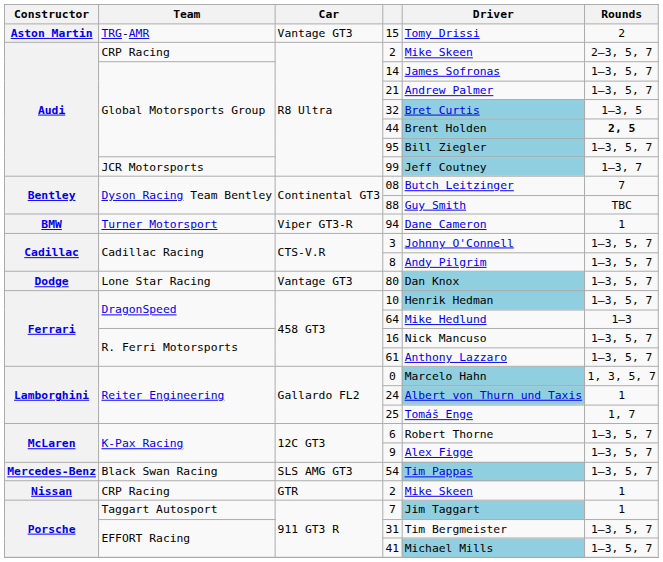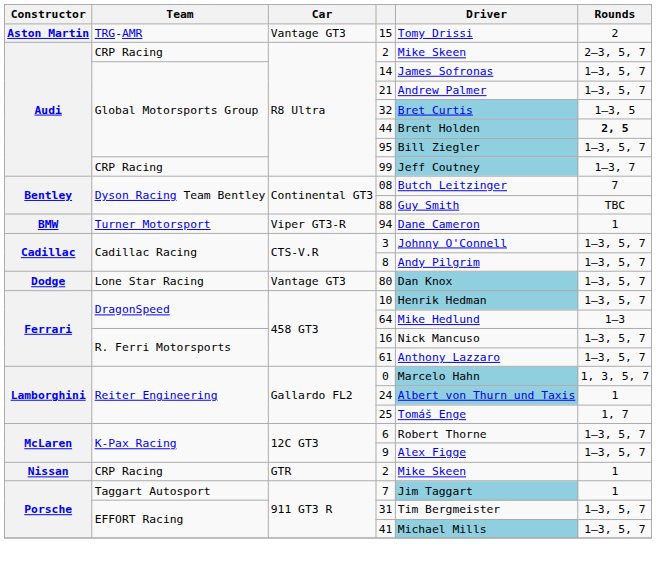(153, 166) JCR Motorsports -> (129, 166) CRP Racing
- row: (52, 471)
